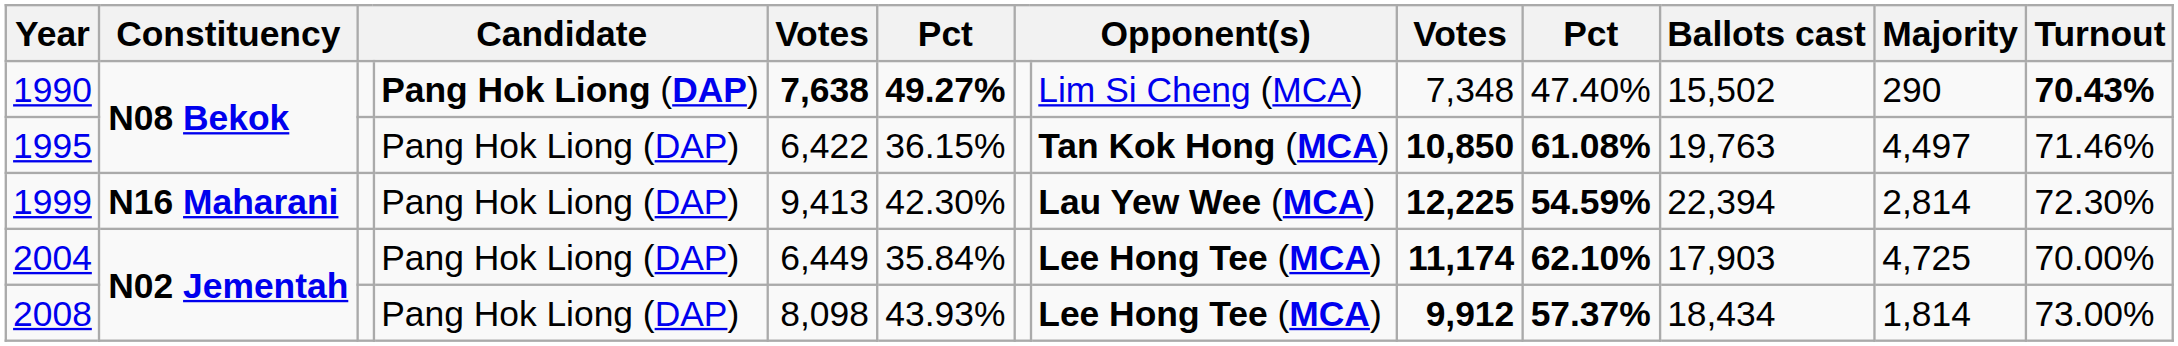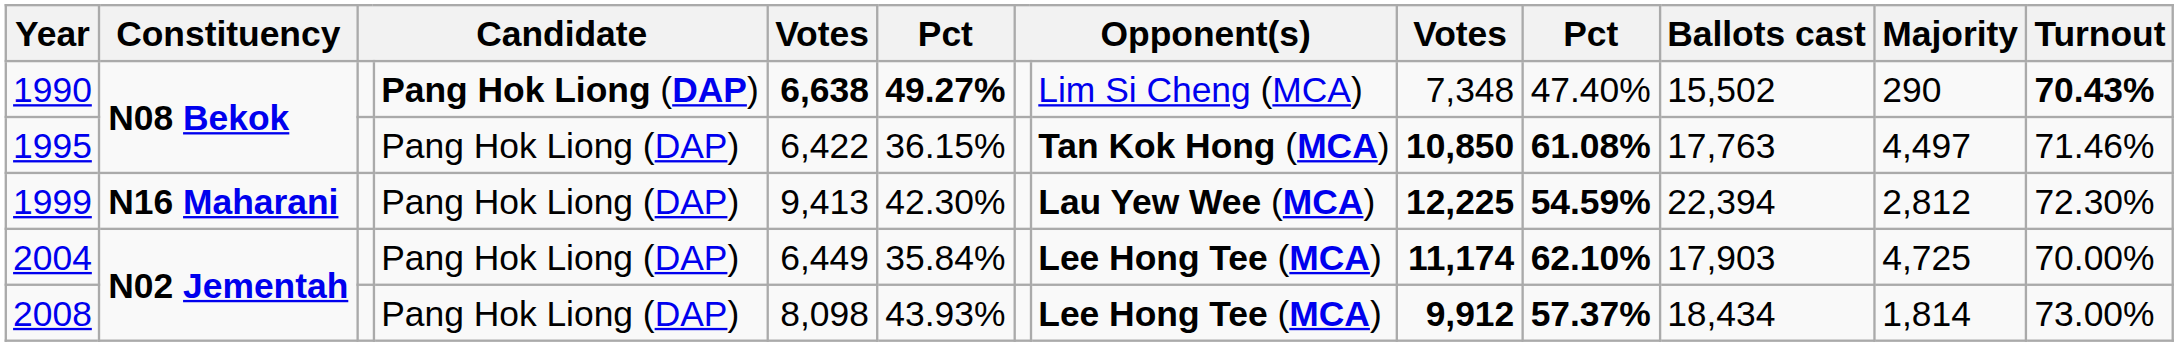(825, 89) 7,638 -> (825, 89) 6,638
(1721, 145) 19,763 -> (1721, 145) 17,763
(1927, 201) 2,814 -> (1927, 201) 2,812
